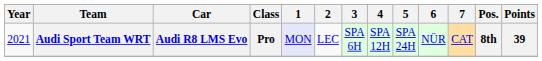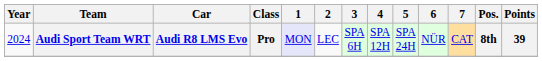(19, 39) 2021 -> (19, 39) 2024
